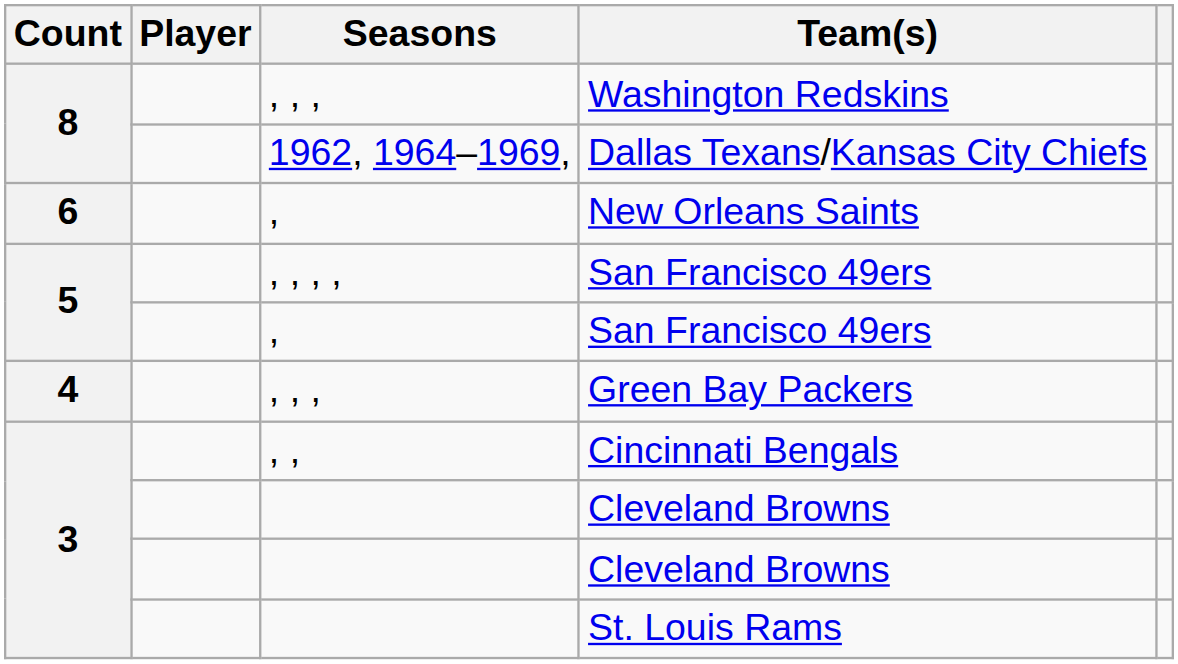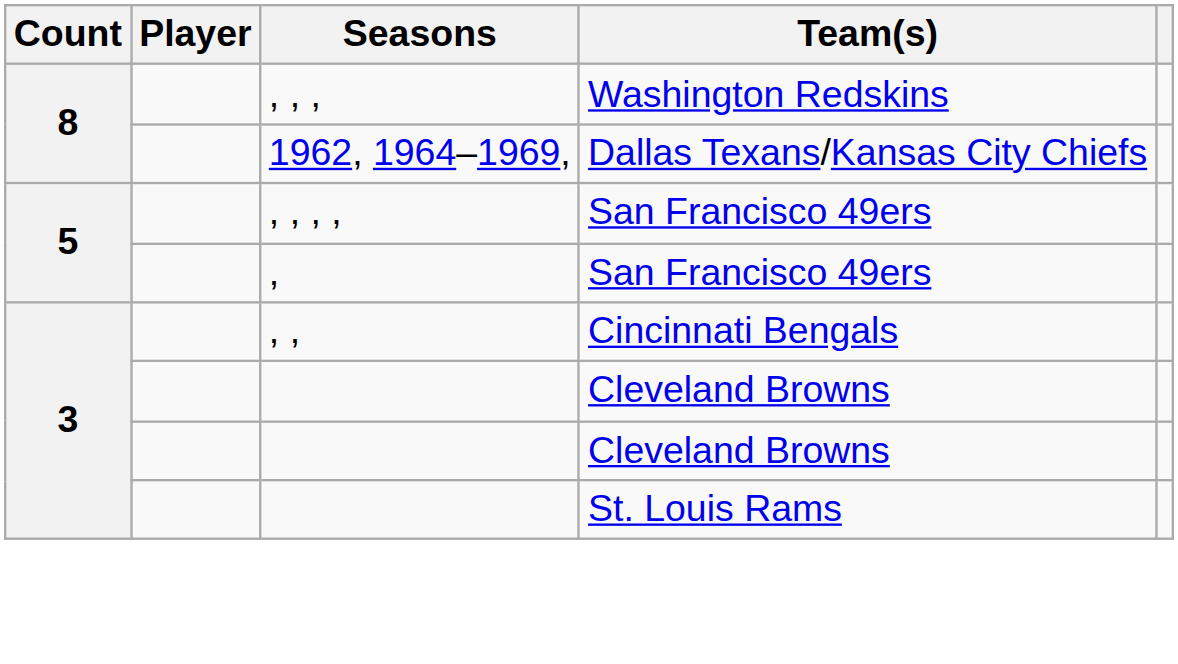- row: (274, 212)
- row: (295, 390)
